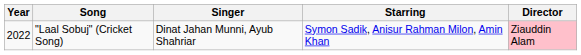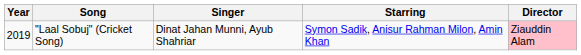(19, 35) 2022 -> (19, 35) 2019
